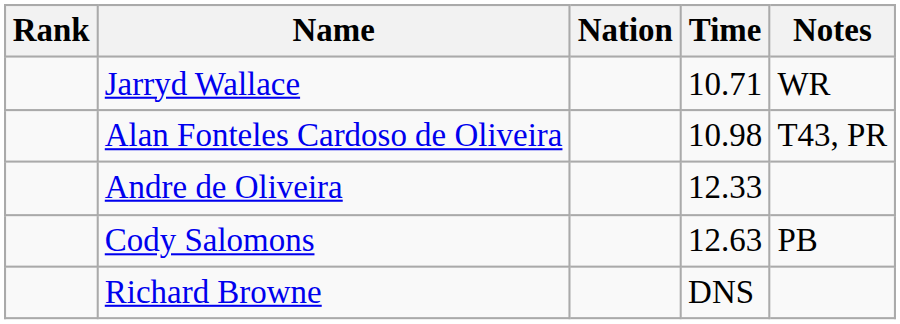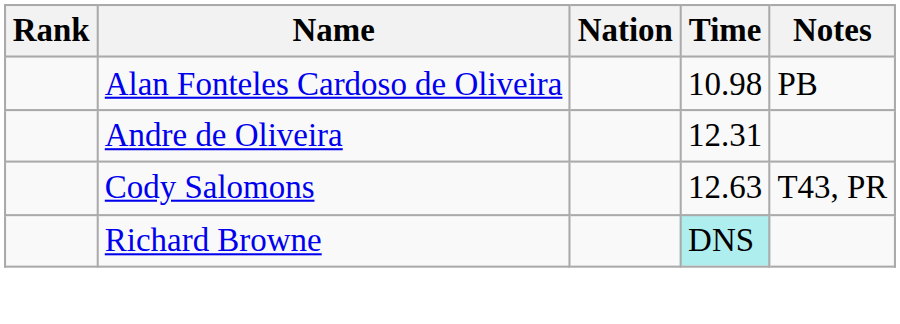- row: (202, 82)
(832, 135) T43, PR -> (798, 82) PB
(725, 187) 12.33 -> (725, 135) 12.31
(798, 239) PB -> (832, 187) T43, PR
(721, 291) no background -> (721, 239) paleturquoise background
